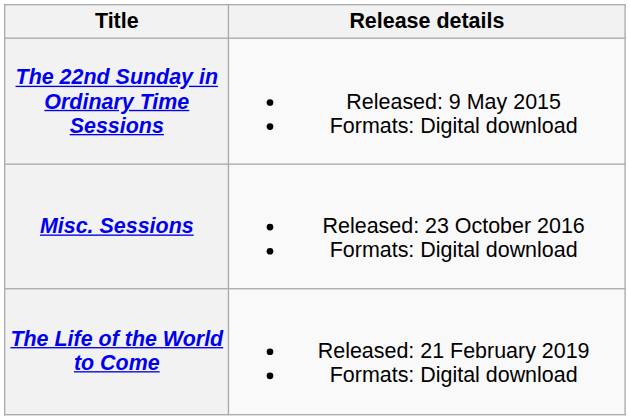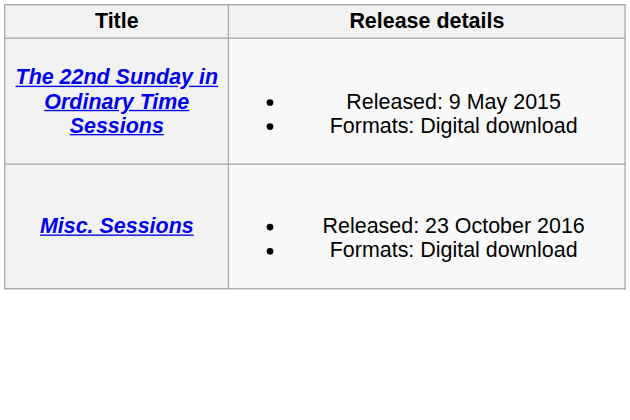- row: (117, 351)
